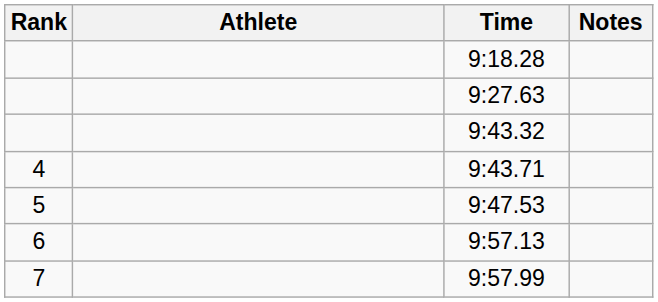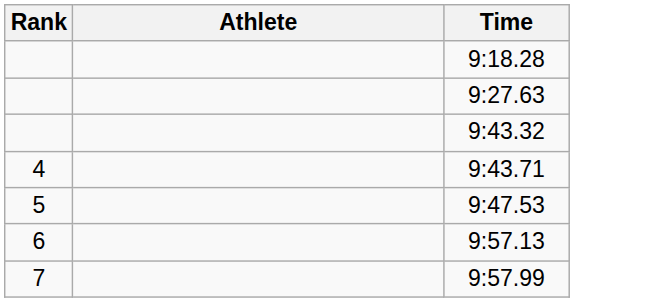- column: (611, 22)
